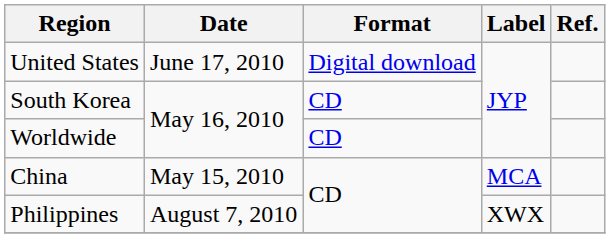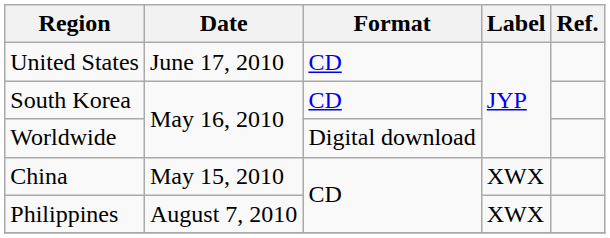(392, 61) Digital download -> (325, 61) CD
(325, 137) CD -> (392, 137) Digital download
(514, 175) MCA -> (515, 175) XWX
